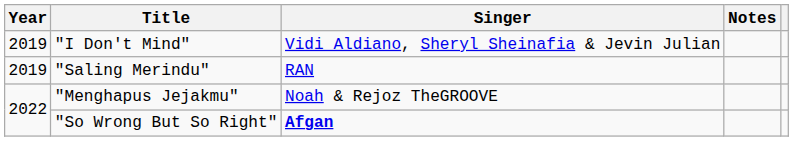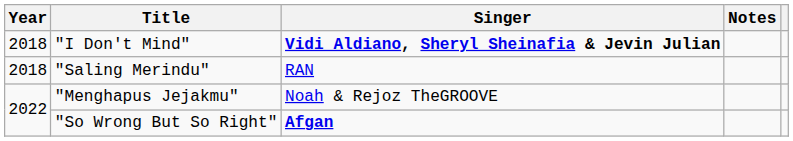(28, 44) 2019 -> (28, 44) 2018
(503, 44) normal -> (503, 44) bold
(28, 70) 2019 -> (28, 70) 2018
